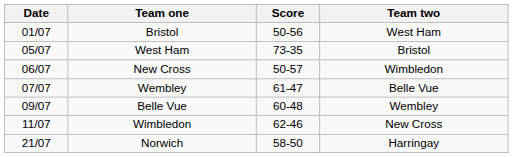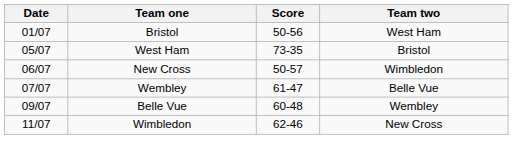- row: (162, 143)
